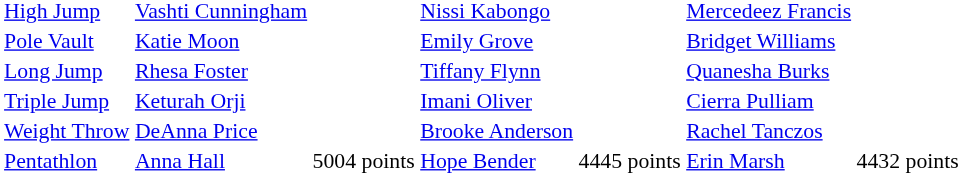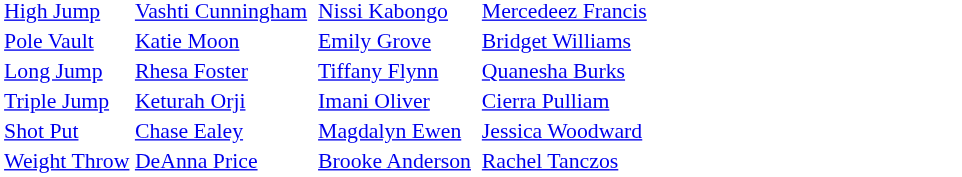+ row: (41, 130)
- row: (51, 160)
